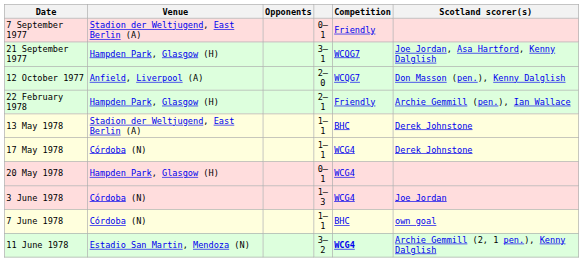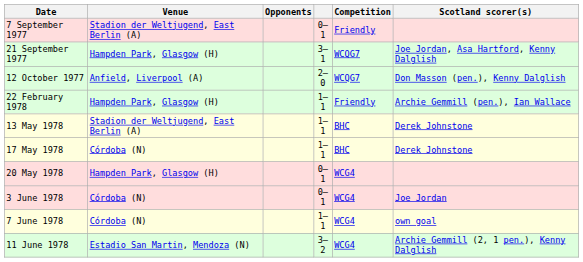(323, 102) 2–1 -> (323, 102) 1–1
(344, 150) WCG4 -> (342, 150) BHC
(323, 197) 1–3 -> (323, 197) 0–1
(342, 221) BHC -> (344, 221) WCG4
(344, 245) bold -> (344, 245) normal
